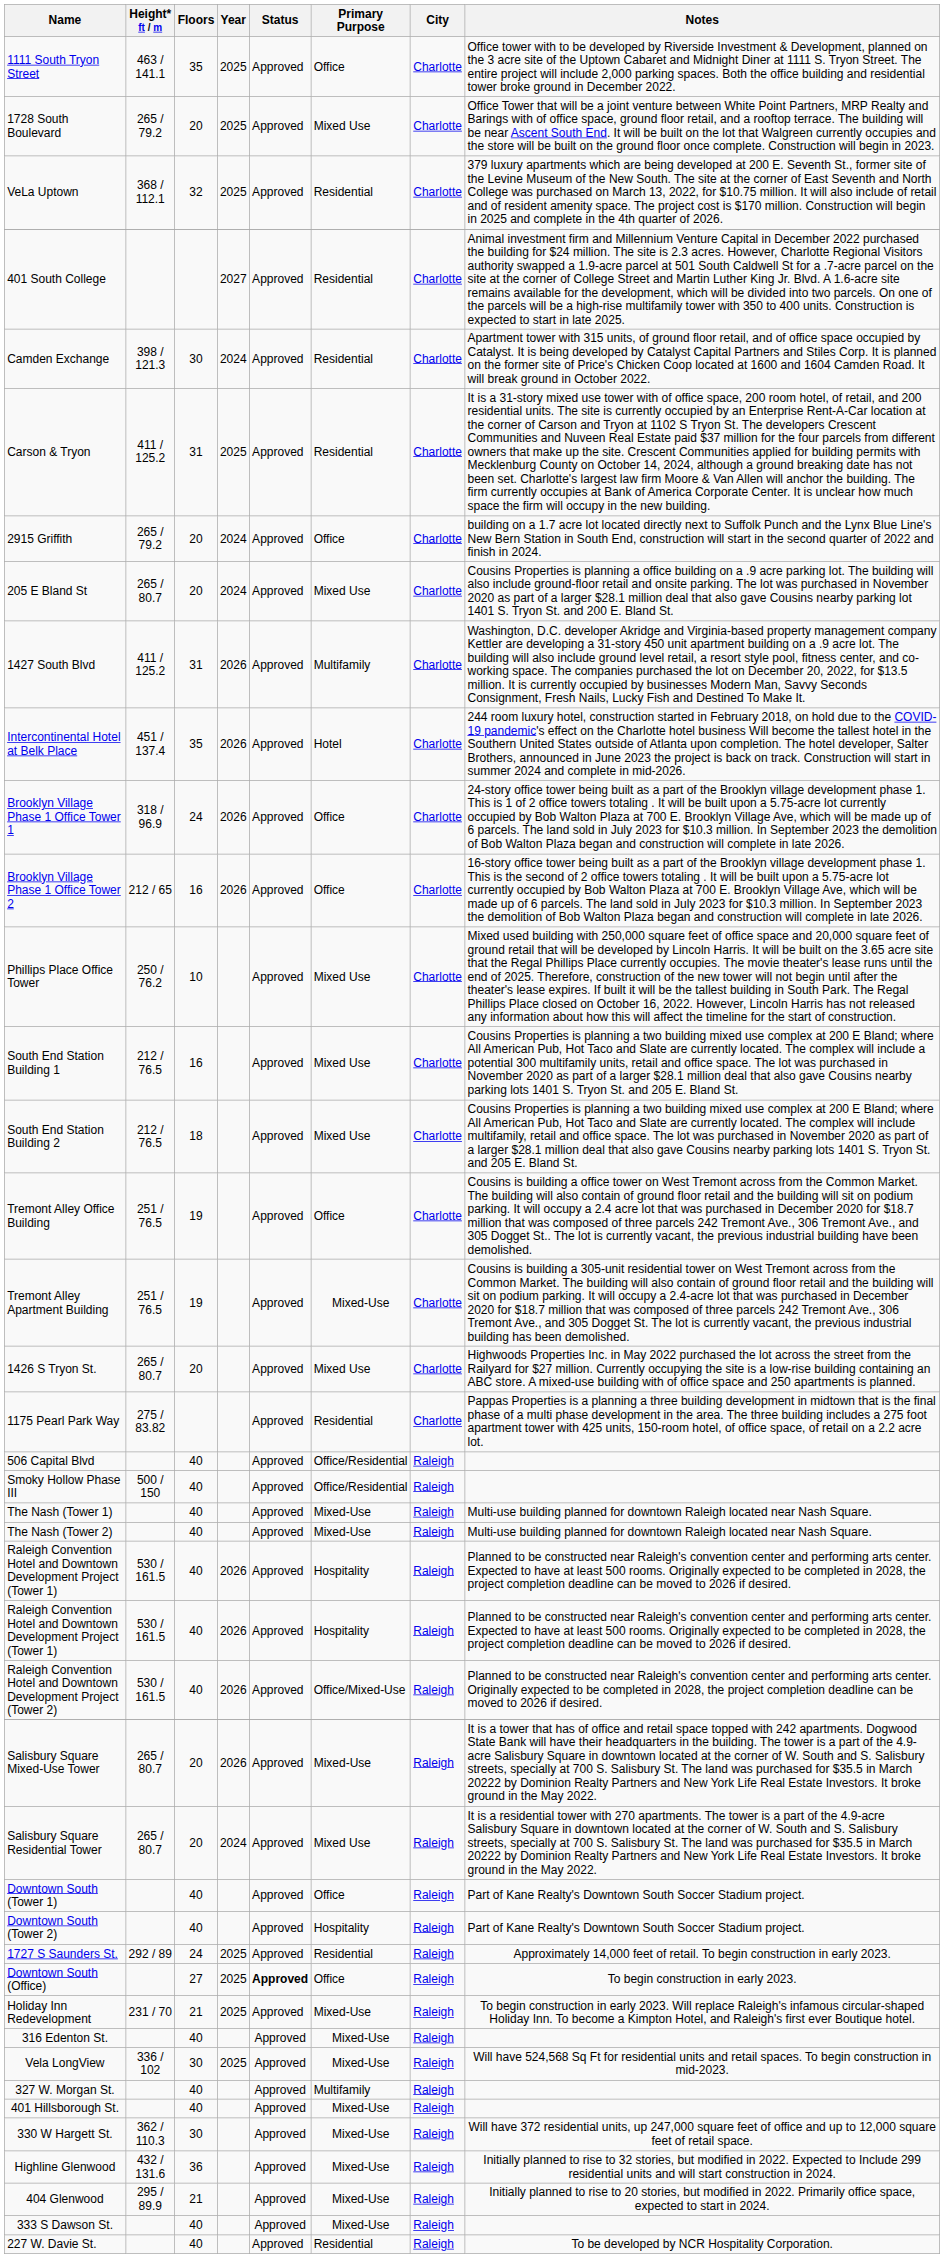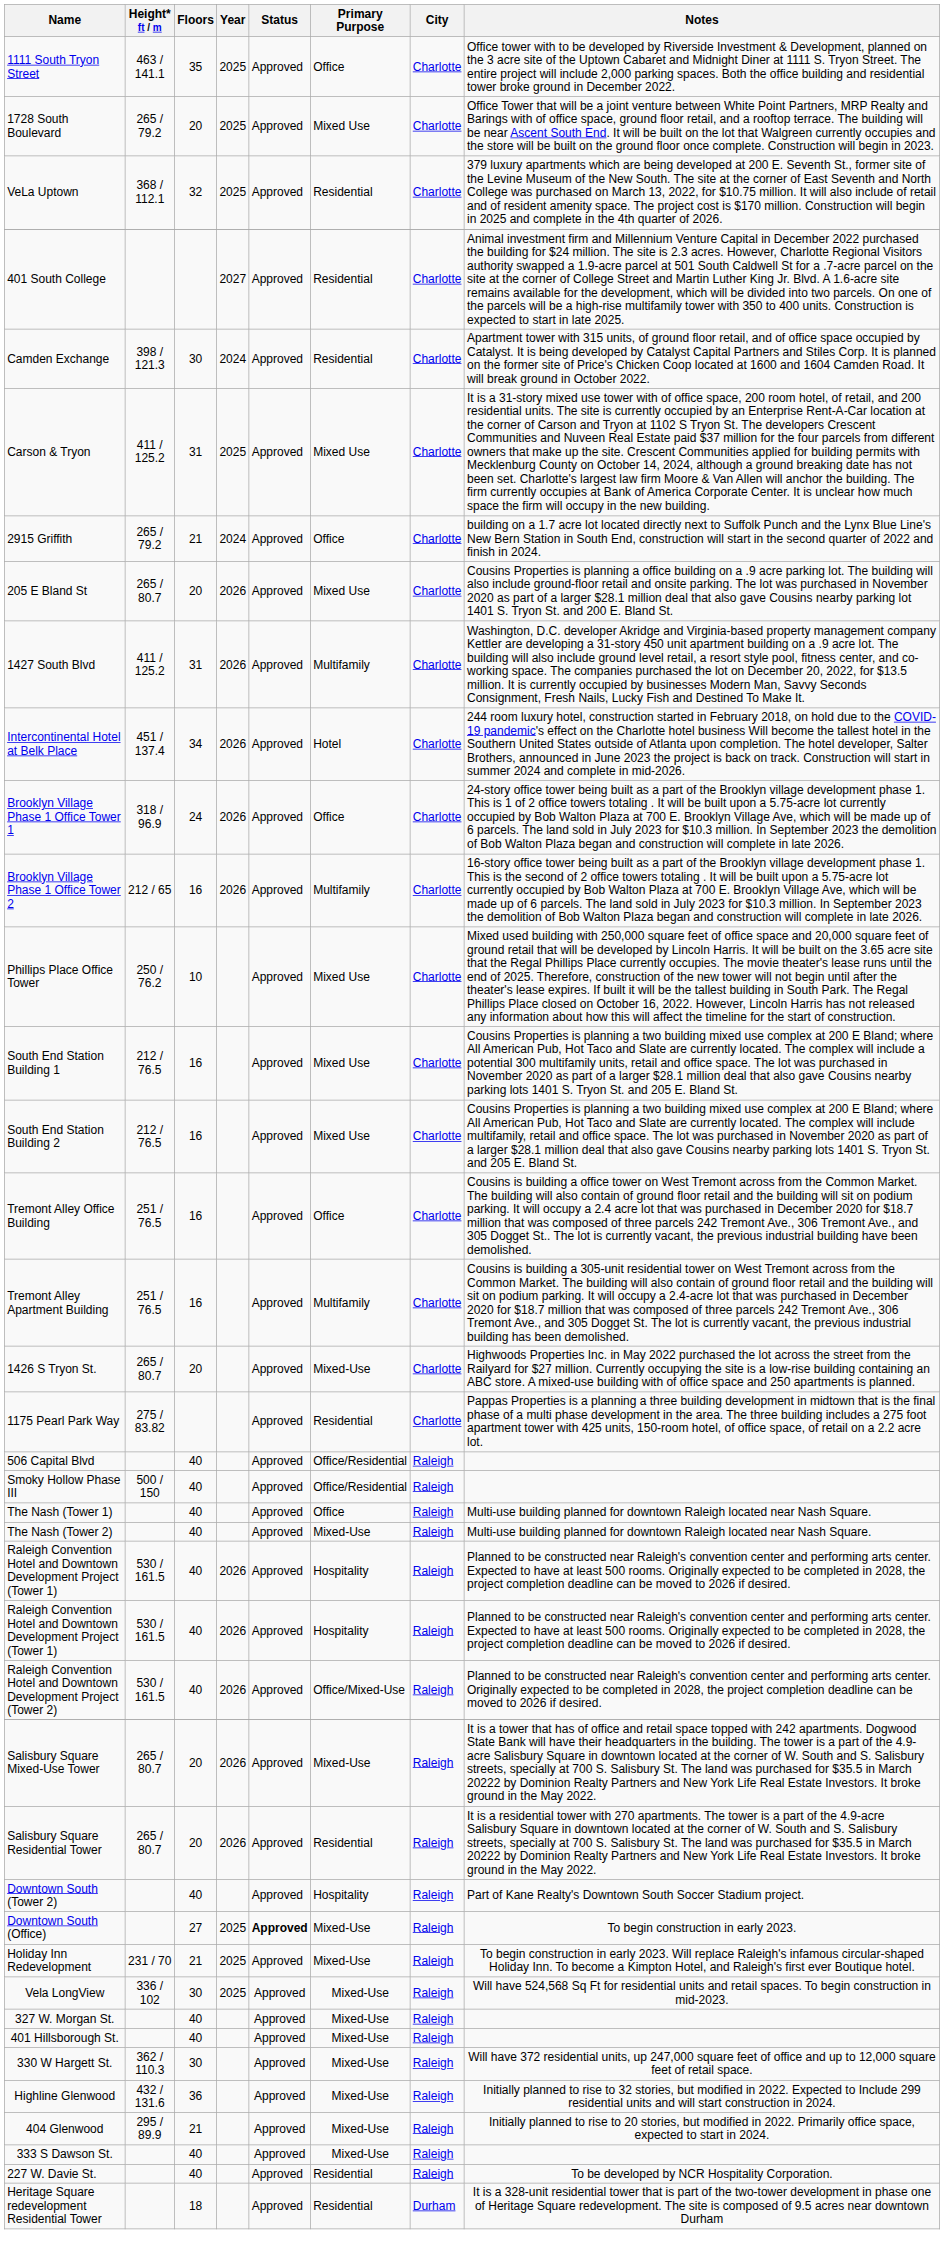(343, 452) Residential -> (342, 452) Mixed Use
(196, 538) 20 -> (196, 538) 21
(233, 591) 2024 -> (233, 591) 2026
(196, 744) 35 -> (196, 744) 34
(329, 890) Office -> (342, 890) Multifamily
(196, 1136) 18 -> (196, 1136) 16
(196, 1216) 19 -> (196, 1216) 16
(196, 1302) 19 -> (196, 1302) 16
(361, 1302) Mixed-Use -> (342, 1302) Multifamily
(342, 1369) Mixed Use -> (342, 1369) Mixed-Use
(342, 1512) Mixed-Use -> (329, 1512) Office
(233, 1842) 2024 -> (233, 1842) 2026
(342, 1842) Mixed Use -> (343, 1842) Residential
- row: (53, 1895)
- row: (63, 1953)
(329, 1979) Office -> (342, 1928) Mixed-Use
- row: (65, 2038)
(342, 2089) Multifamily -> (360, 2019) Mixed-Use
+ row: (54, 2206)
